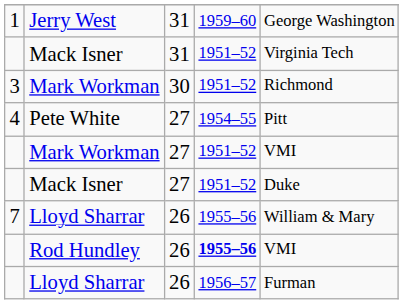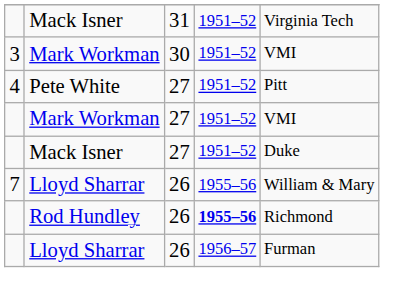- row: (15, 20)
(298, 86) Richmond -> (280, 53) VMI
(227, 119) 1954–55 -> (227, 86) 1951–52
(280, 250) VMI -> (298, 217) Richmond
